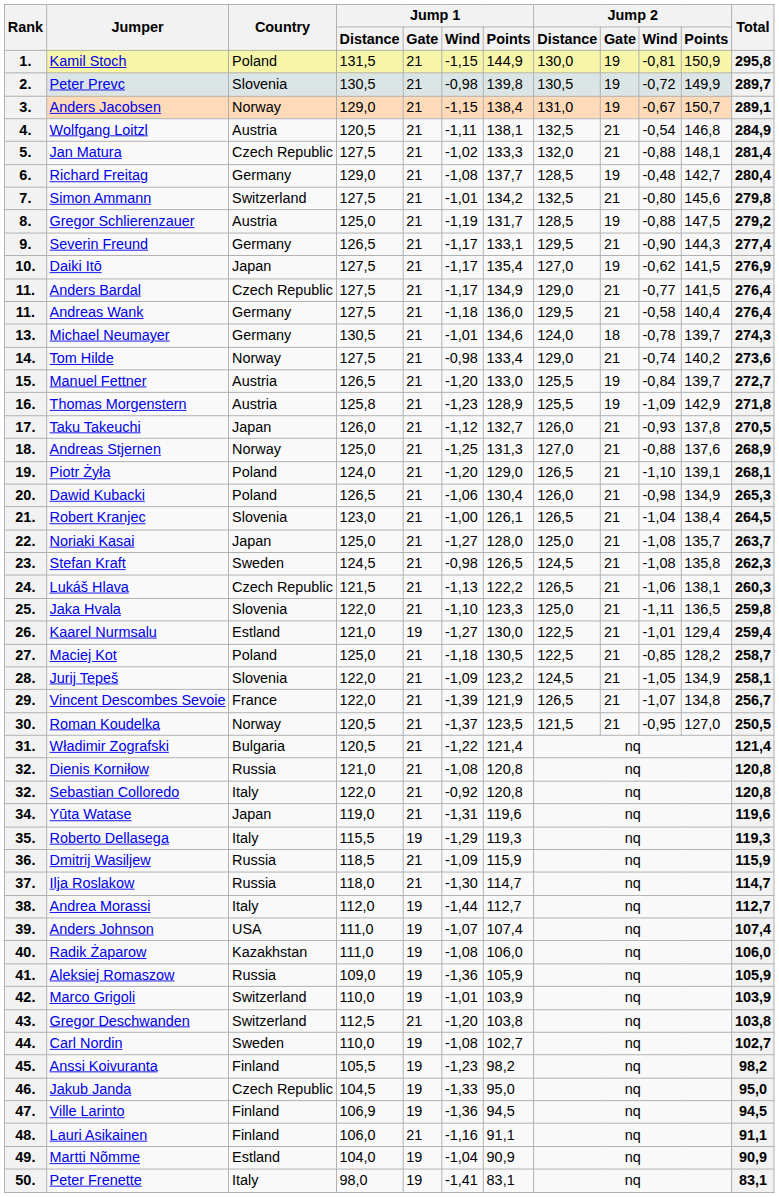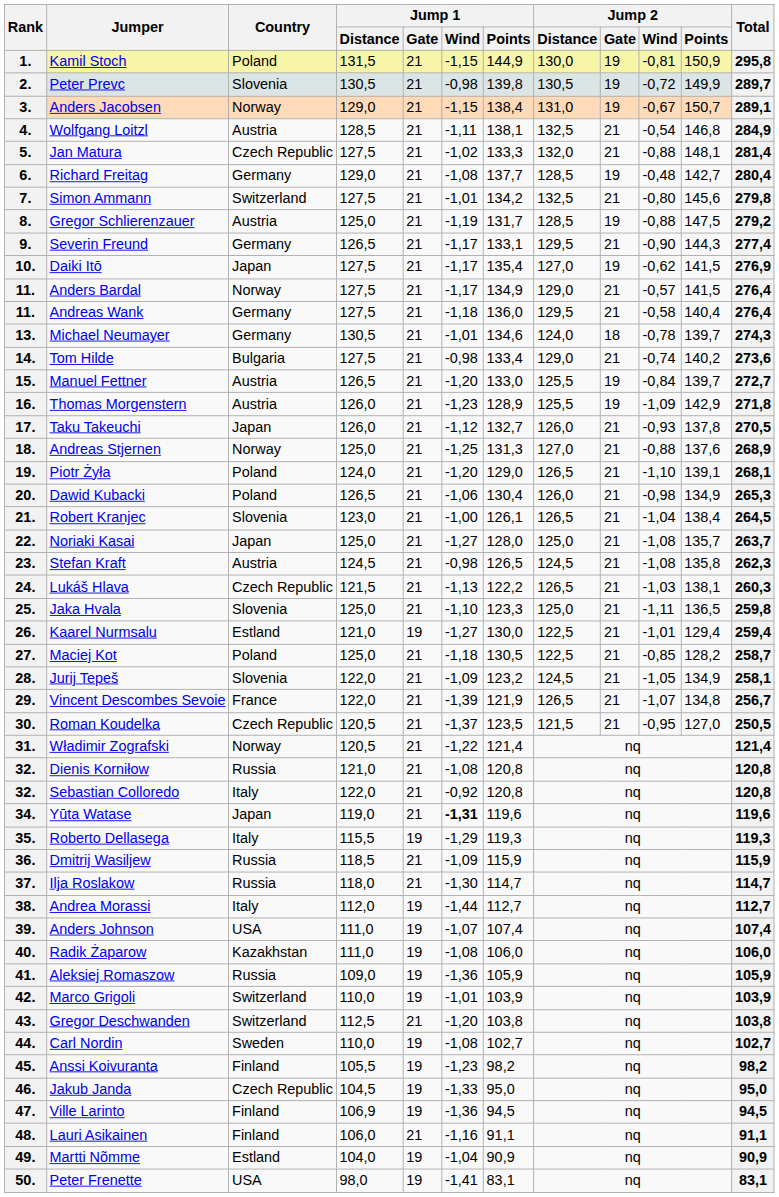(358, 130) 120,5 -> (358, 130) 128,5
(283, 289) Czech Republic -> (256, 289) Norway
(659, 289) -0,77 -> (659, 289) -0,57
(256, 358) Norway -> (259, 358) Bulgaria
(358, 404) 125,8 -> (358, 404) 126,0
(258, 564) Sweden -> (255, 564) Austria
(659, 586) -1,06 -> (659, 586) -1,03
(358, 609) 122,0 -> (358, 609) 125,0
(256, 723) Norway -> (283, 723) Czech Republic
(259, 746) Bulgaria -> (256, 746) Norway
(461, 815) normal -> (461, 815) bold
(245, 1180) Italy -> (247, 1180) USA
